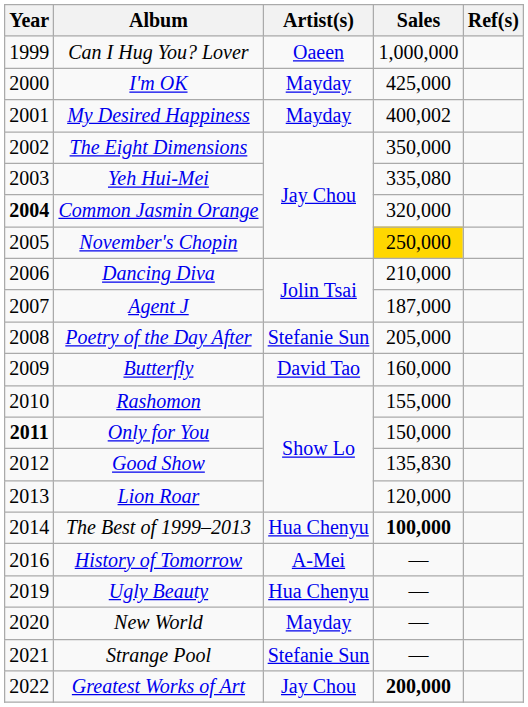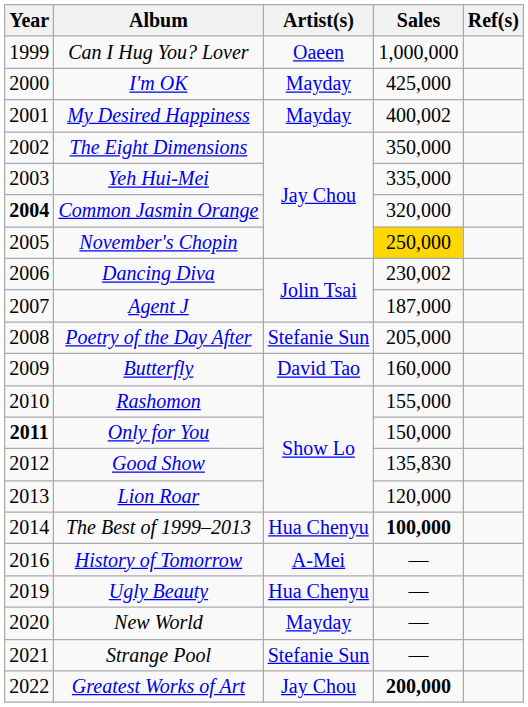(419, 178) 335,080 -> (419, 178) 335,000
(419, 274) 210,000 -> (419, 274) 230,002
